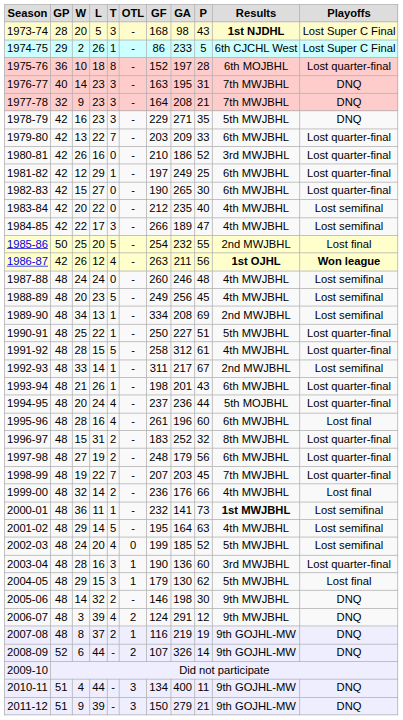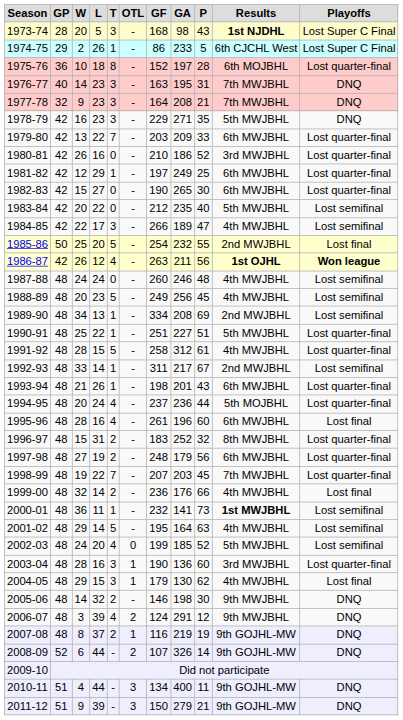(256, 208) 4th MWJBHL -> (256, 208) 5th MWJBHL
(159, 333) 250 -> (159, 333) 251
(256, 581) 5th MWJBHL -> (256, 581) 4th MWJBHL
